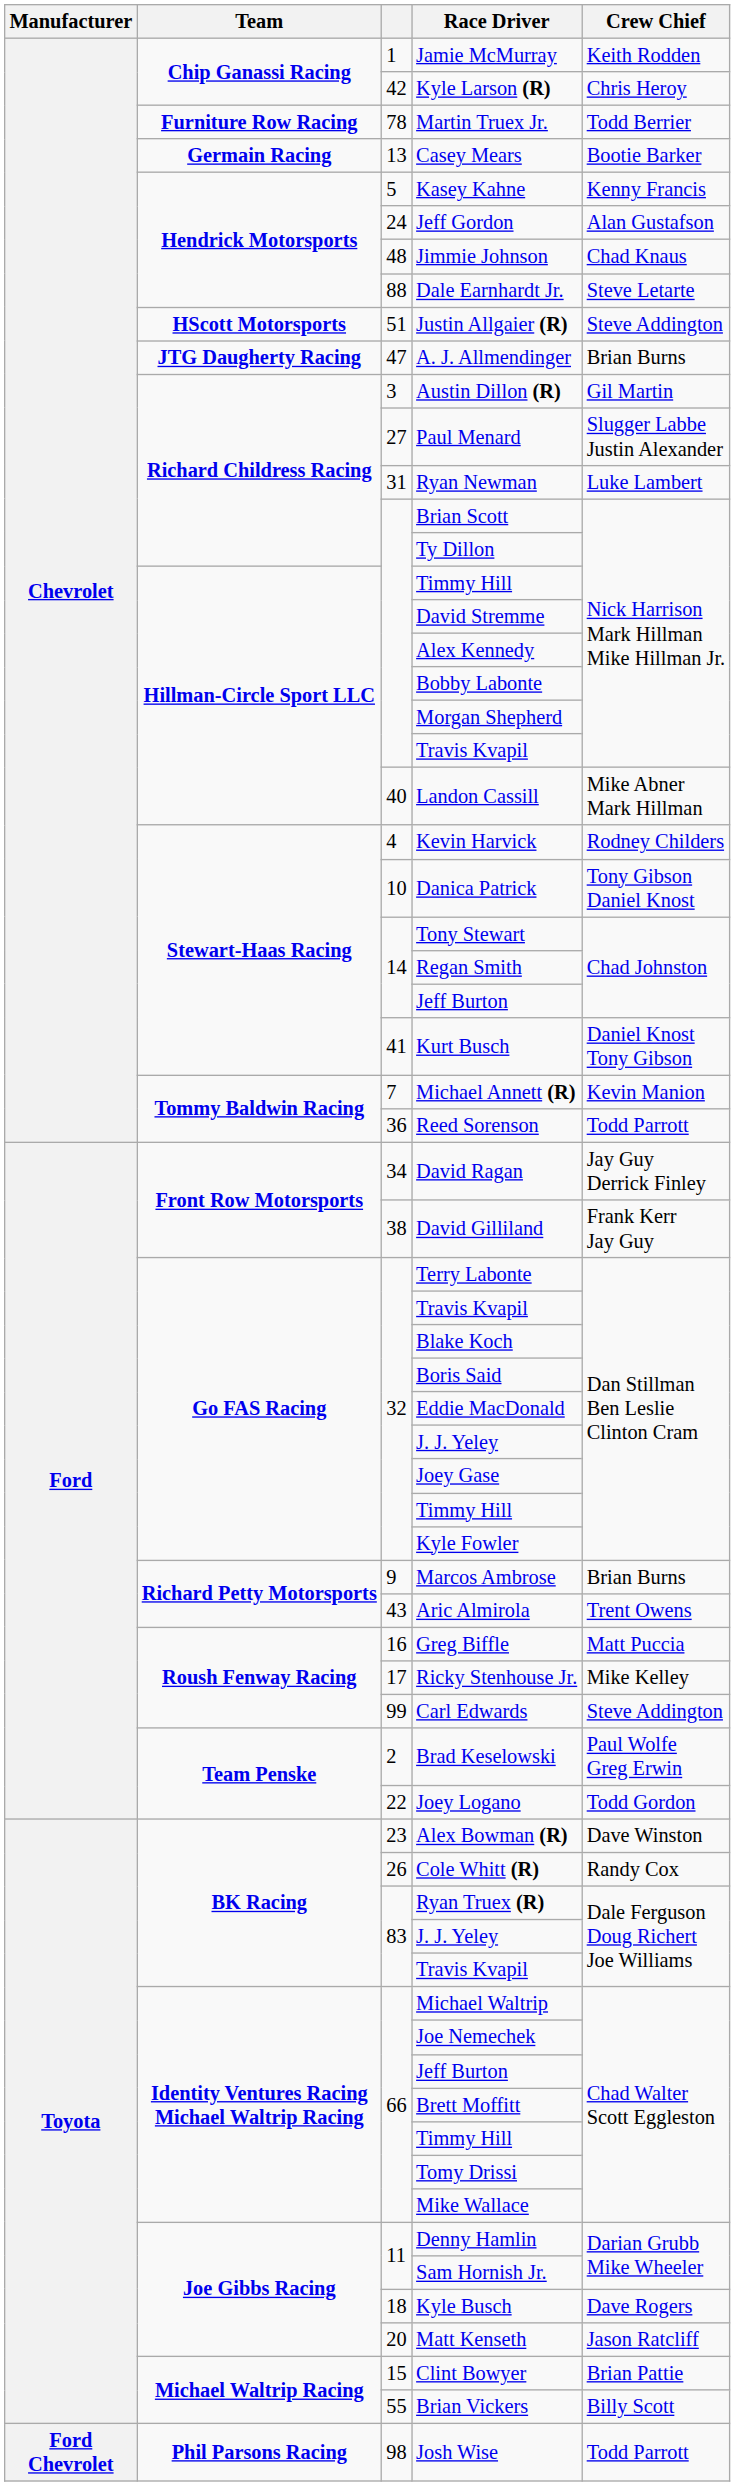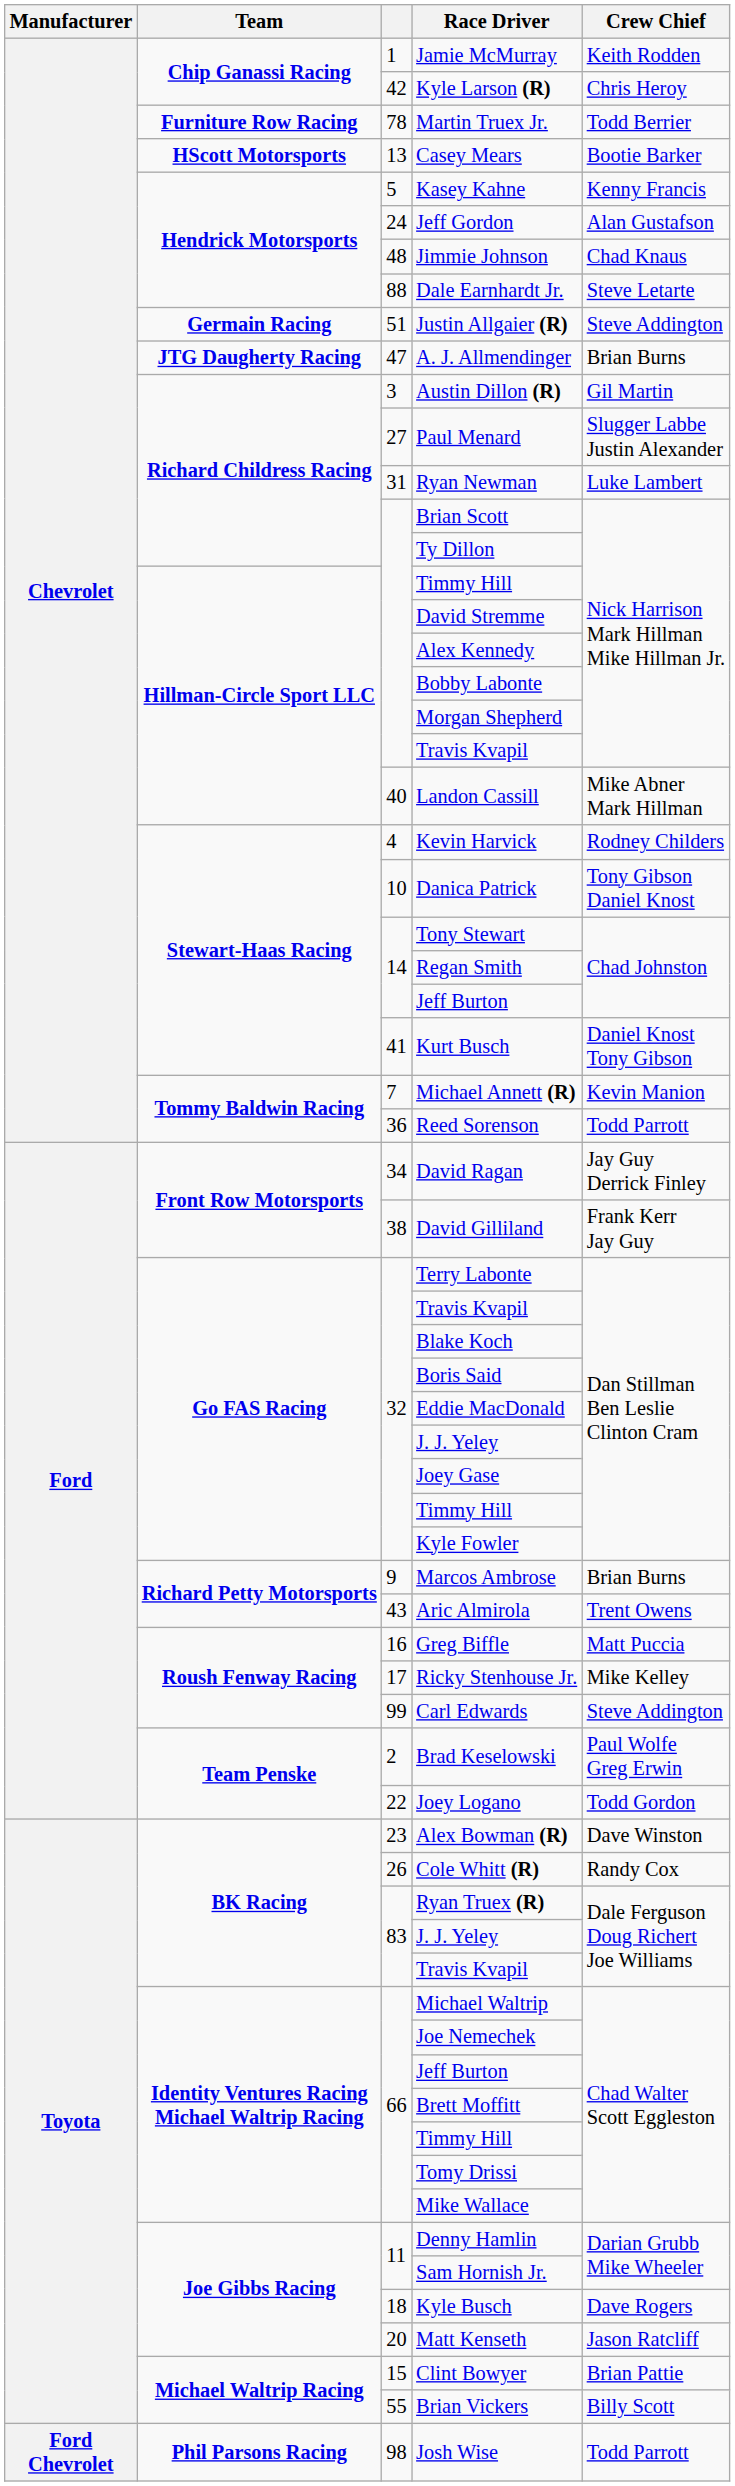(259, 155) Germain Racing -> (259, 155) HScott Motorsports
(259, 323) HScott Motorsports -> (259, 323) Germain Racing
